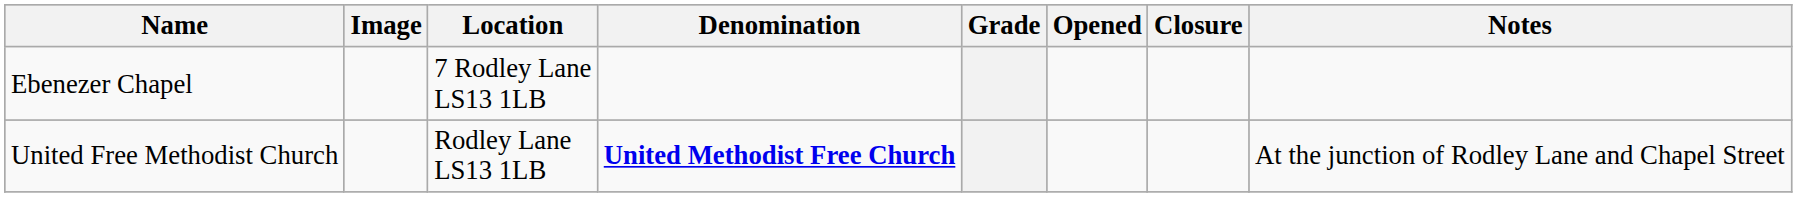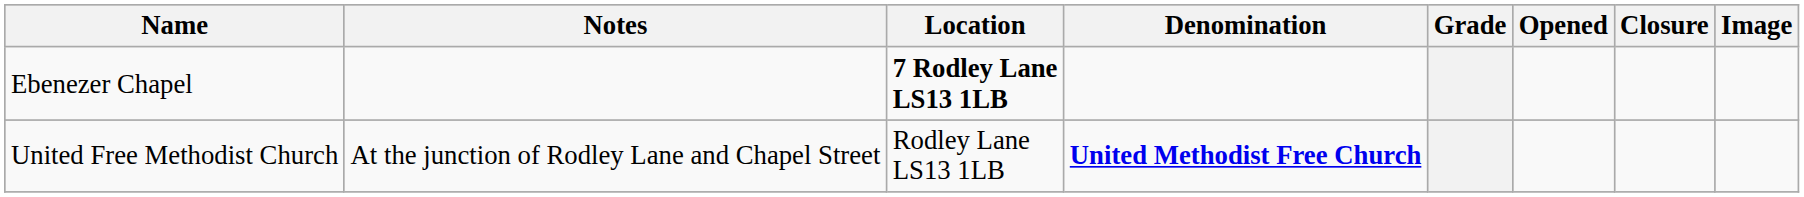columns swapped: (386, 25) <-> (1520, 25)
(513, 83) normal -> (975, 83) bold
